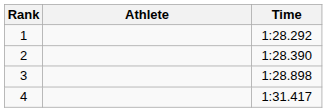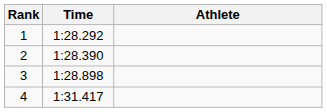columns swapped: (147, 14) <-> (287, 14)
